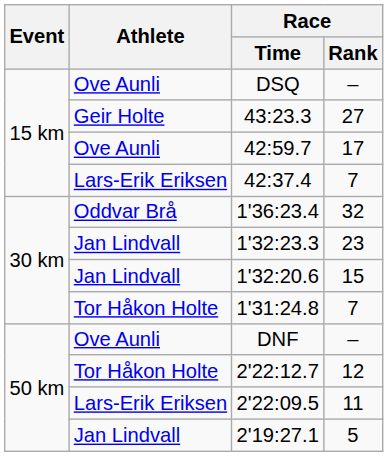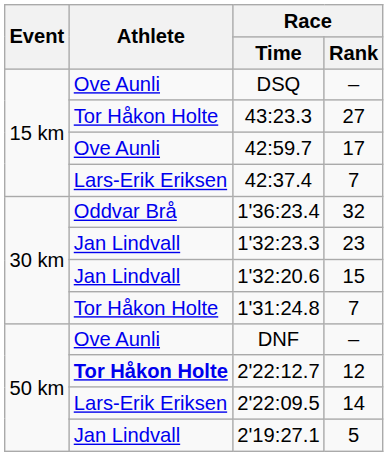(119, 117) Geir Holte -> (146, 117) Tor Håkon Holte
(146, 371) normal -> (151, 371) bold
(353, 403) 11 -> (354, 403) 14
